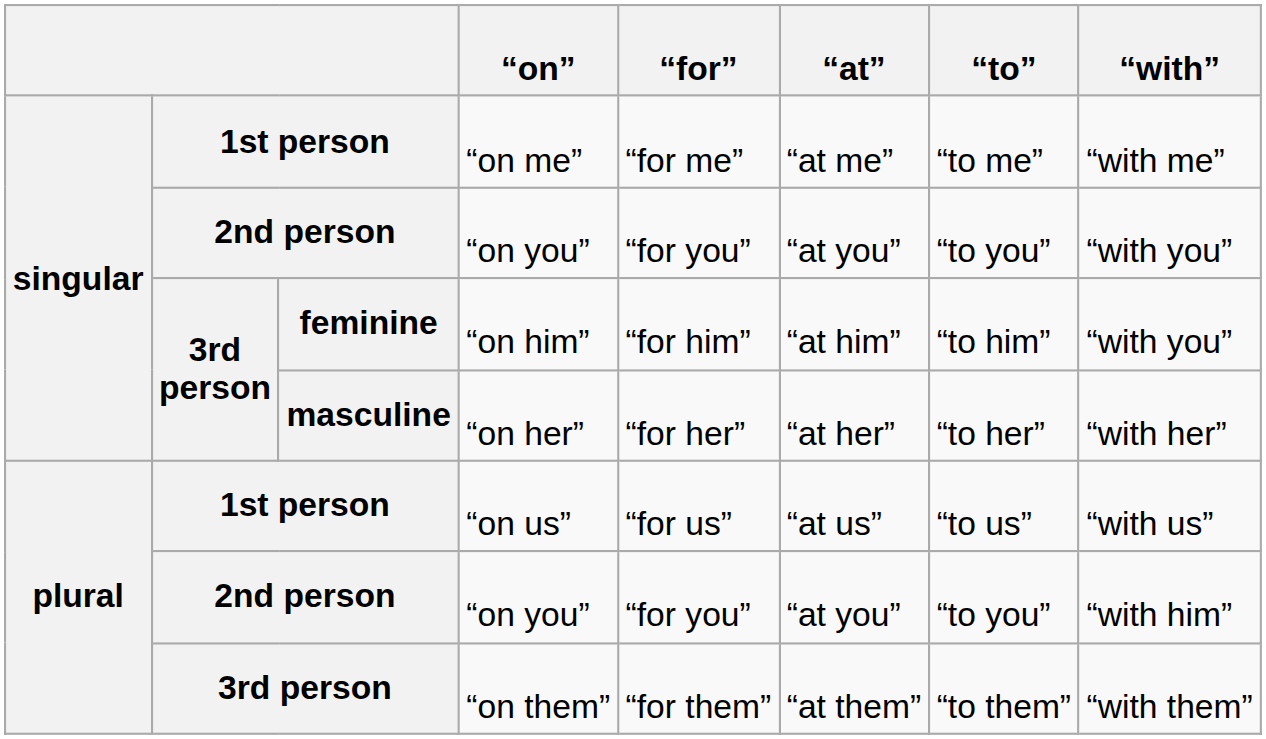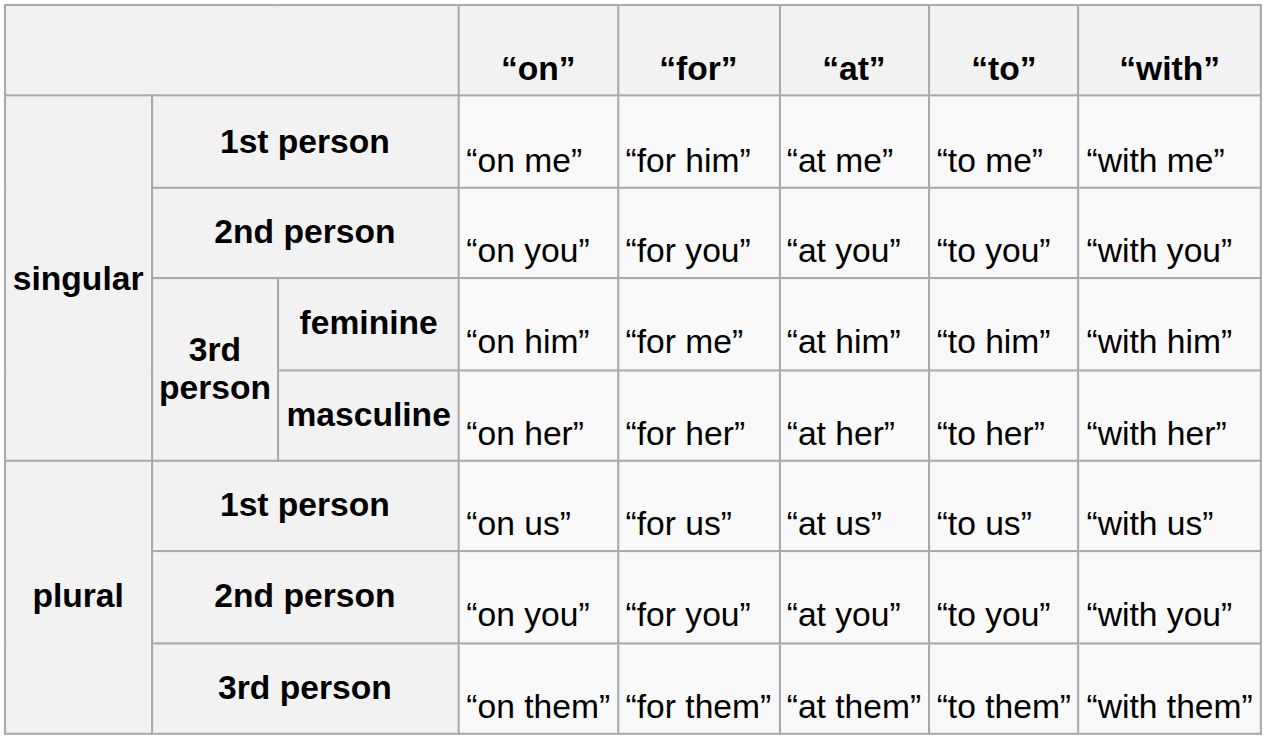(684, 160) “for me” -> (688, 160) “for him”
(688, 342) “for him” -> (684, 342) “for me”
(1159, 342) “with you” -> (1159, 342) “with him”
(1159, 615) “with him” -> (1159, 615) “with you”
